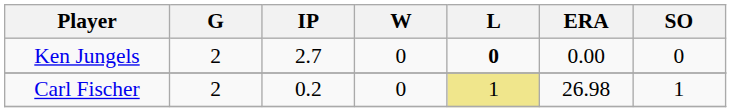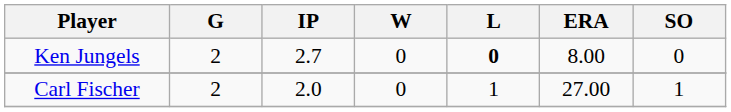(586, 55) 0.00 -> (586, 55) 8.00
(308, 89) 0.2 -> (308, 89) 2.0
(494, 89) khaki background -> (494, 89) no background
(586, 89) 26.98 -> (586, 89) 27.00
